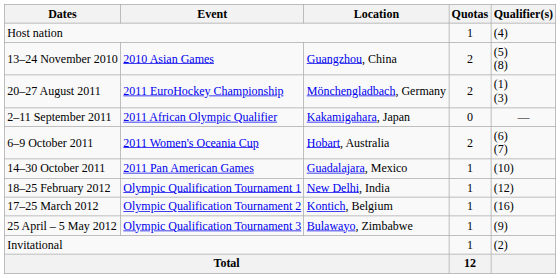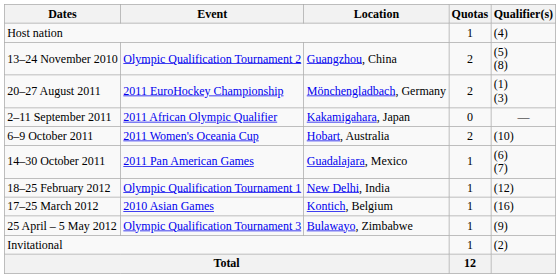(169, 58) 2010 Asian Games -> (212, 58) Olympic Qualification Tournament 2
(501, 142) (6) (7) -> (504, 136) (10)
(504, 168) (10) -> (501, 161) (6) (7)
(212, 206) Olympic Qualification Tournament 2 -> (169, 206) 2010 Asian Games
